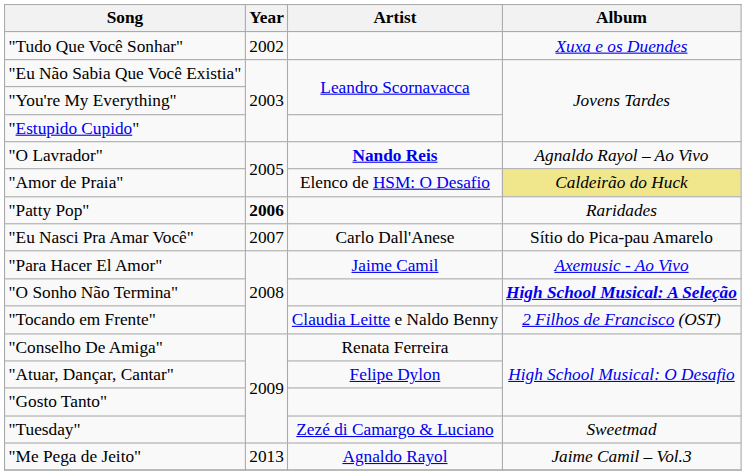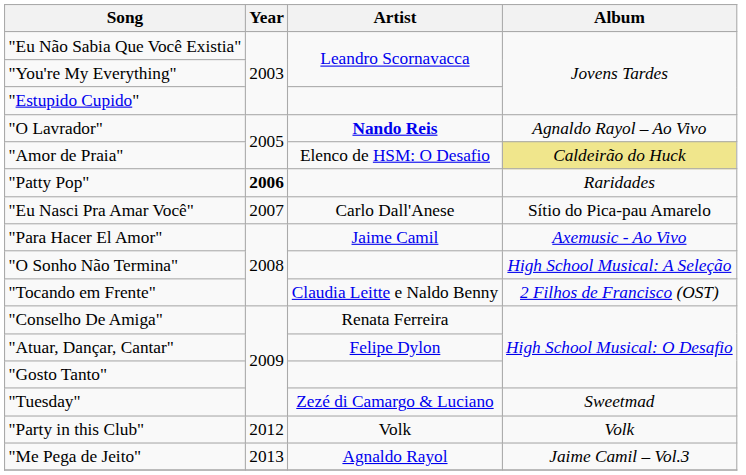- row: (96, 45)
(621, 292) bold -> (619, 264) normal
+ row: (76, 429)
